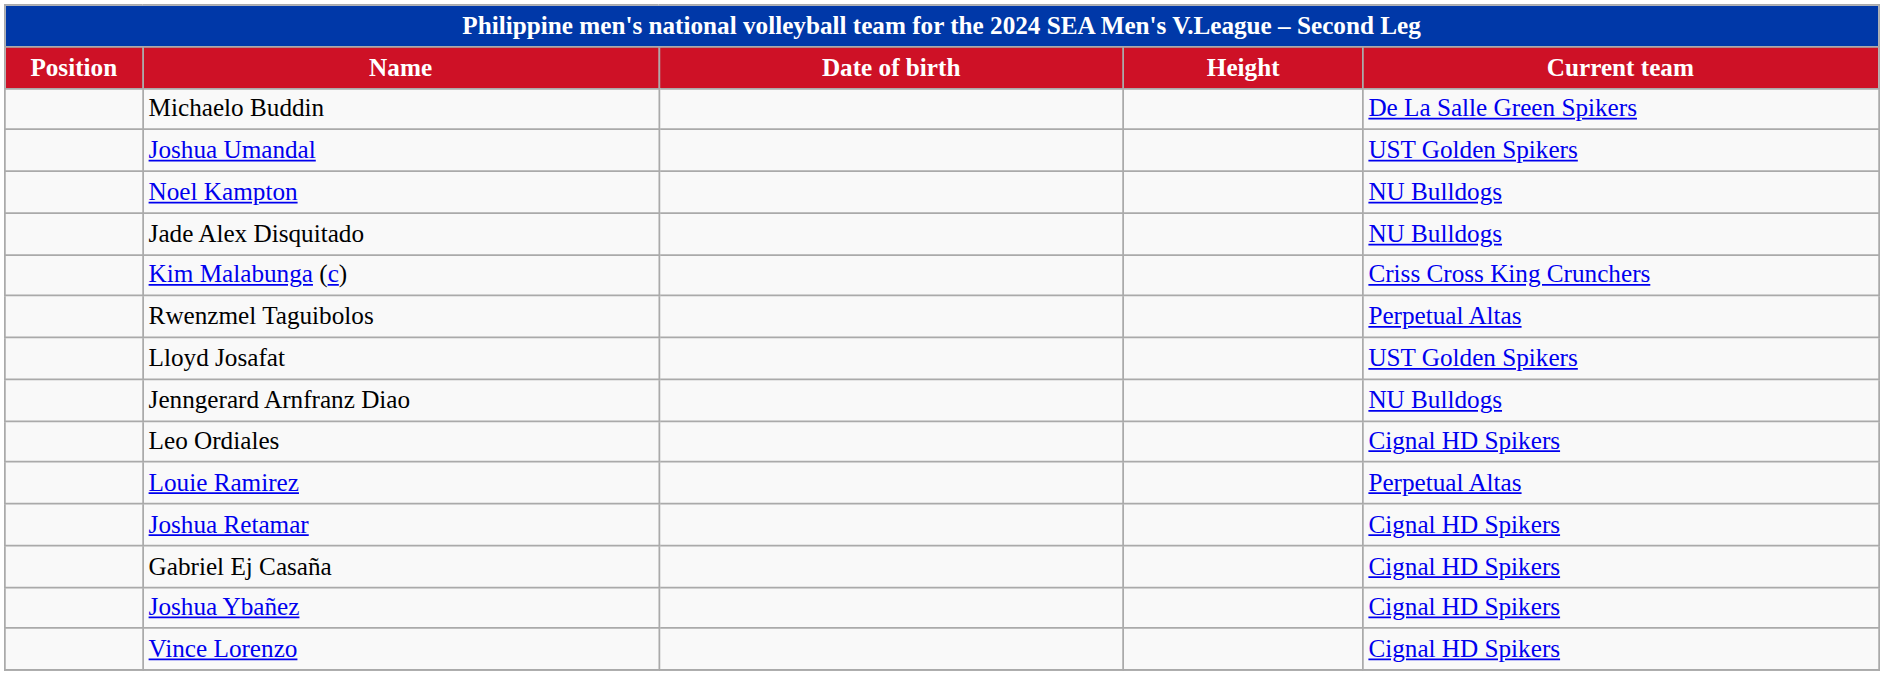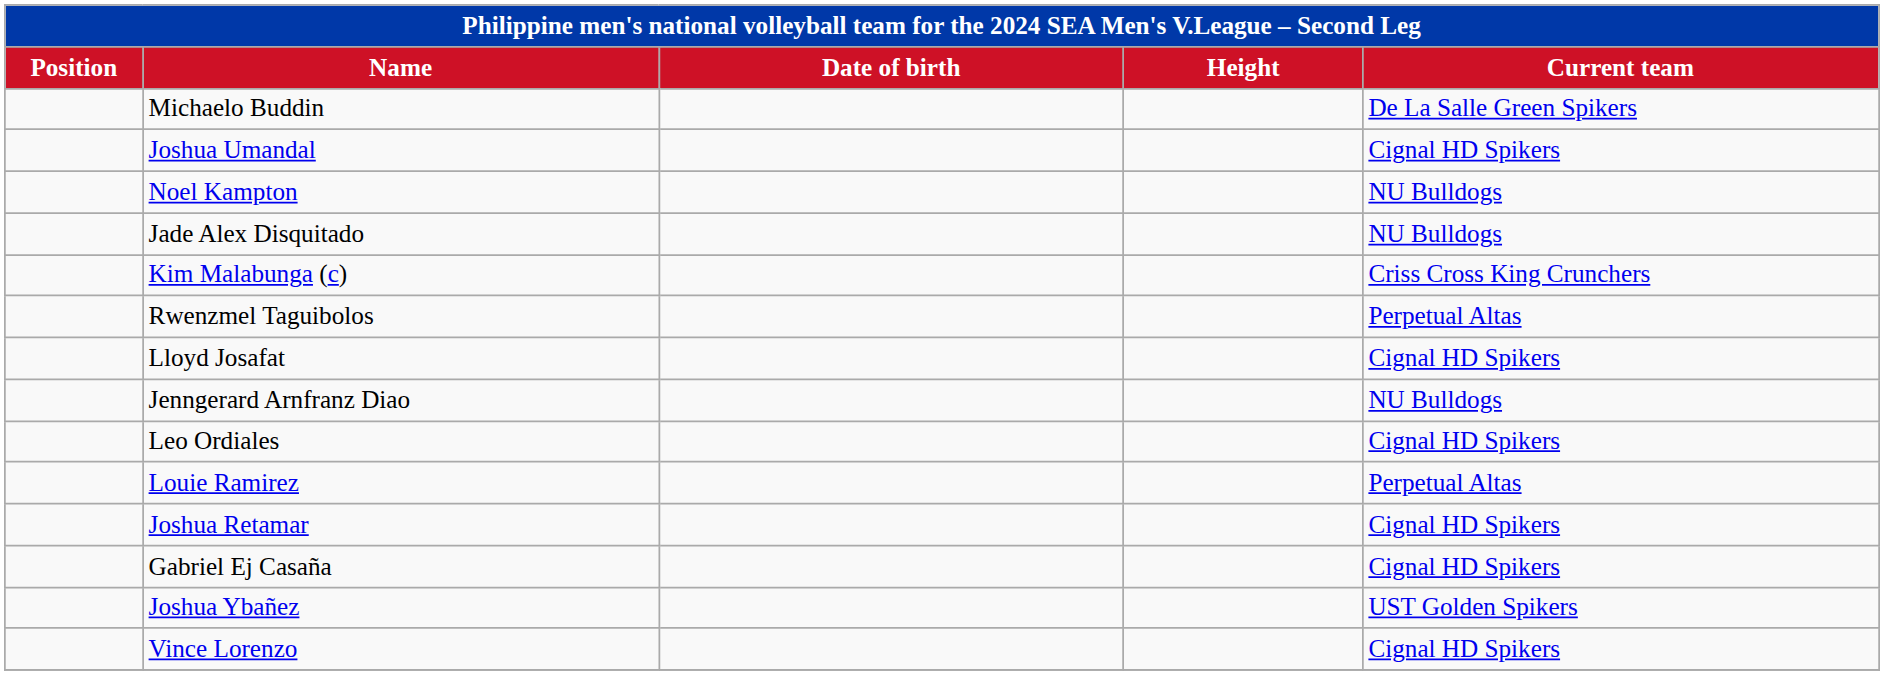(1473, 150) UST Golden Spikers -> (1464, 150) Cignal HD Spikers
(1473, 358) UST Golden Spikers -> (1464, 358) Cignal HD Spikers
(1464, 607) Cignal HD Spikers -> (1473, 607) UST Golden Spikers
